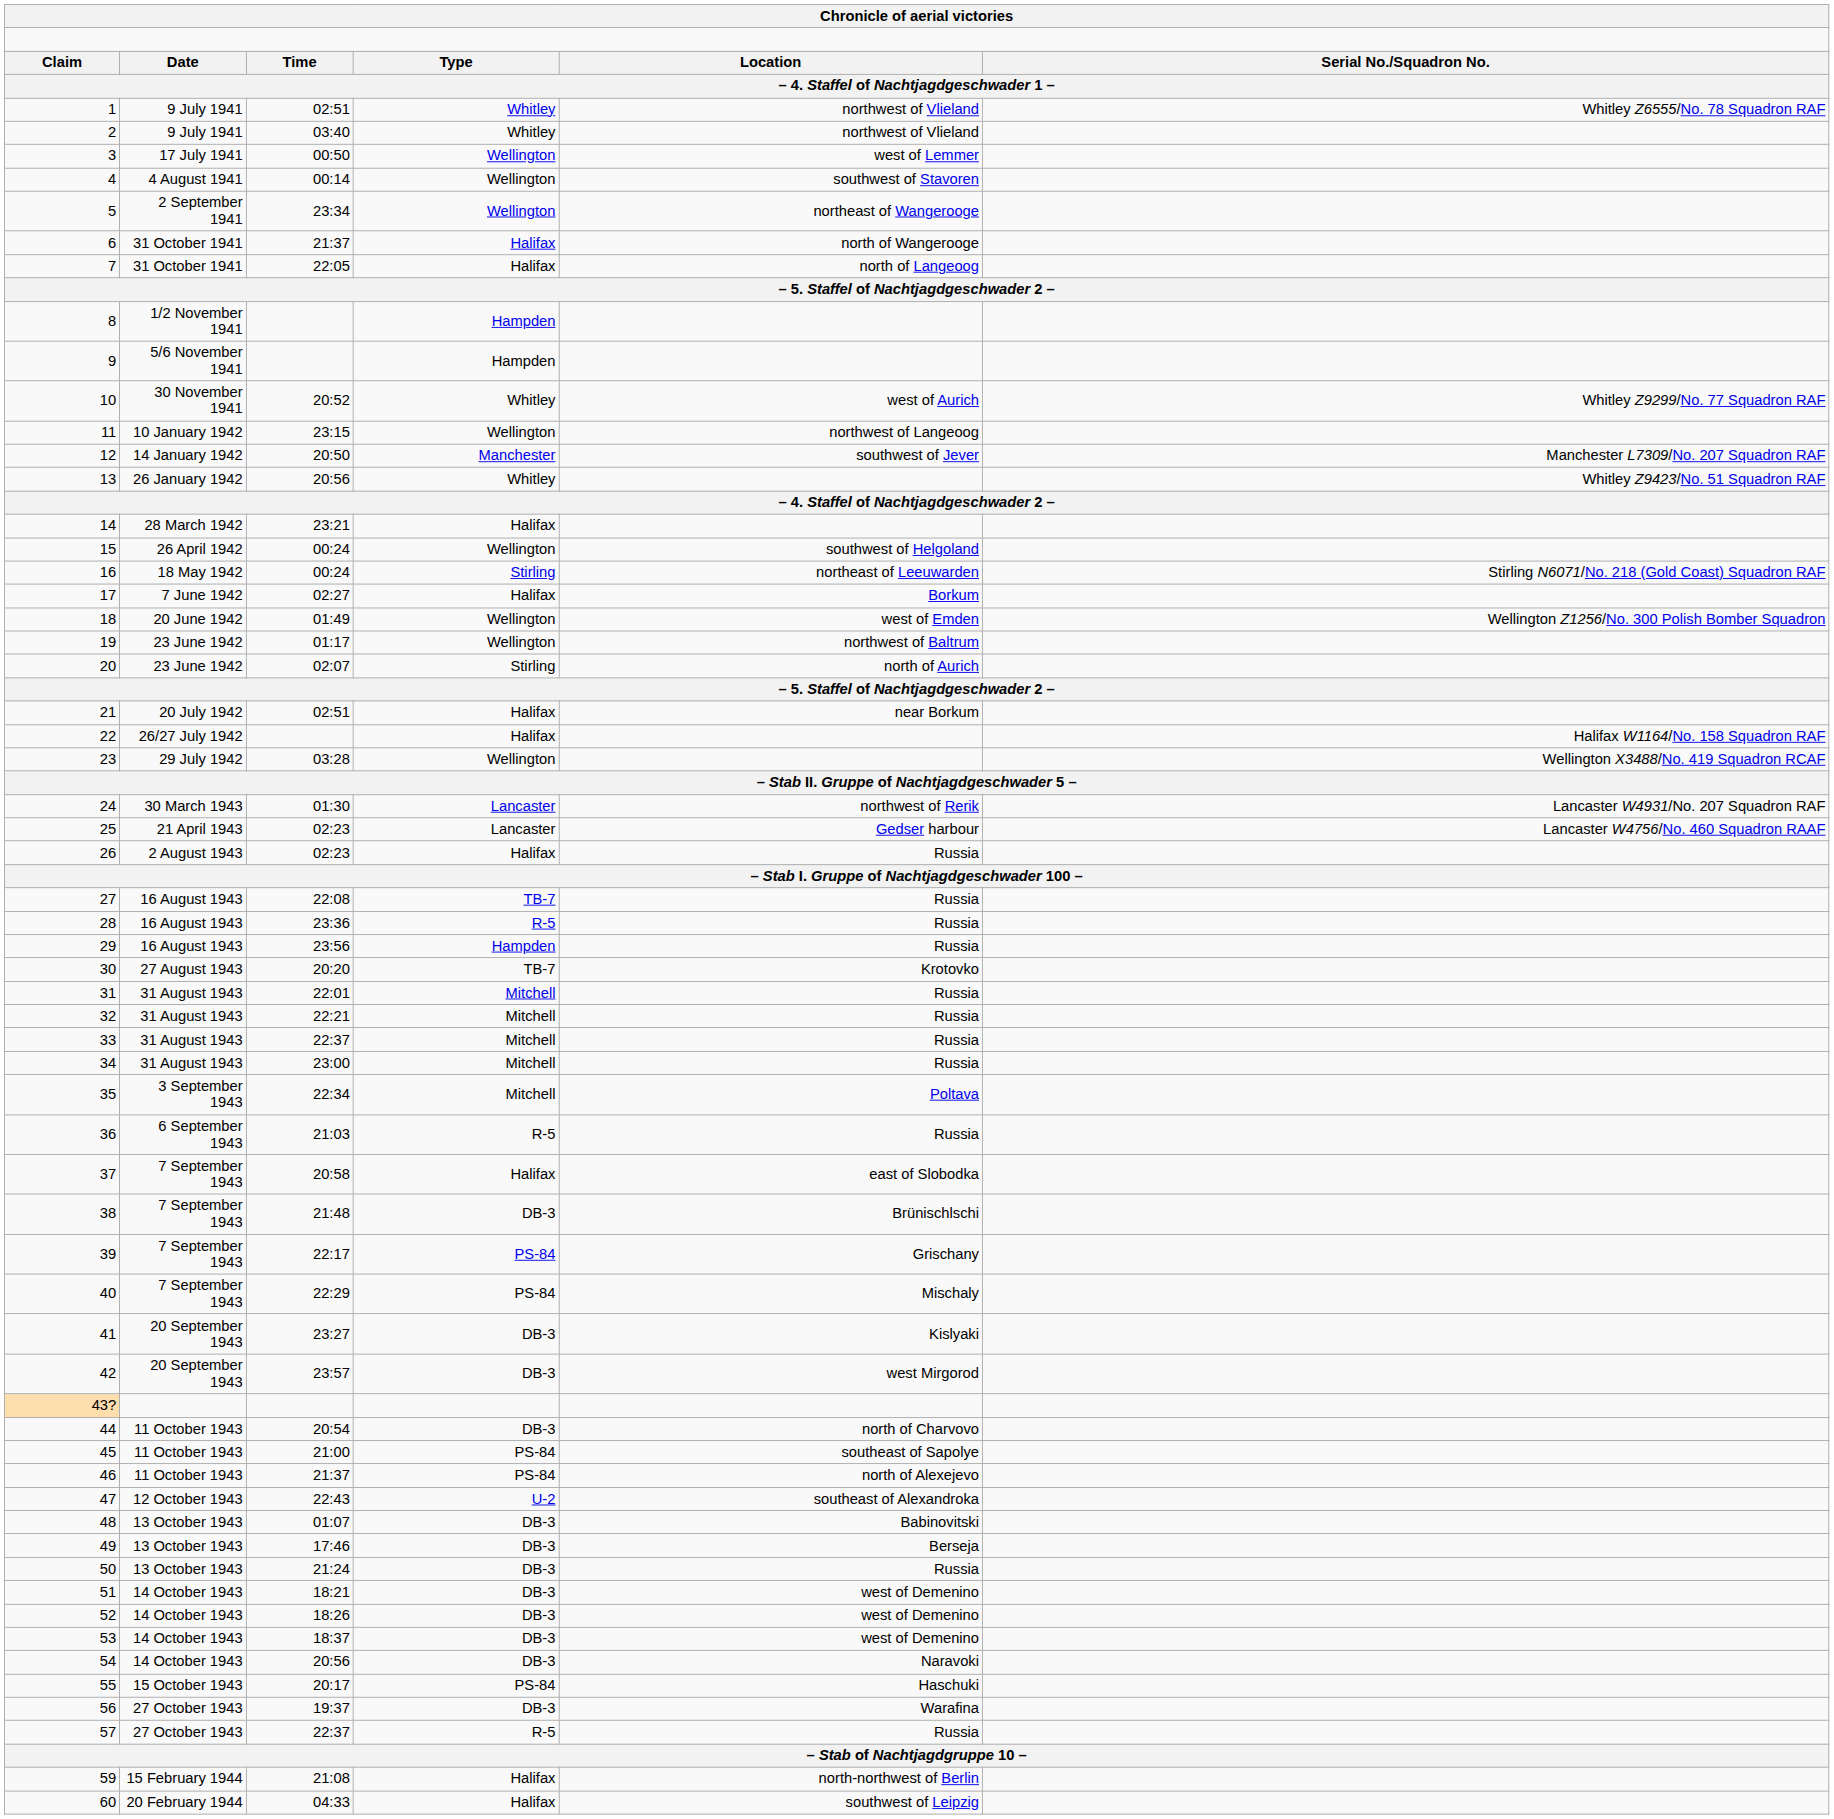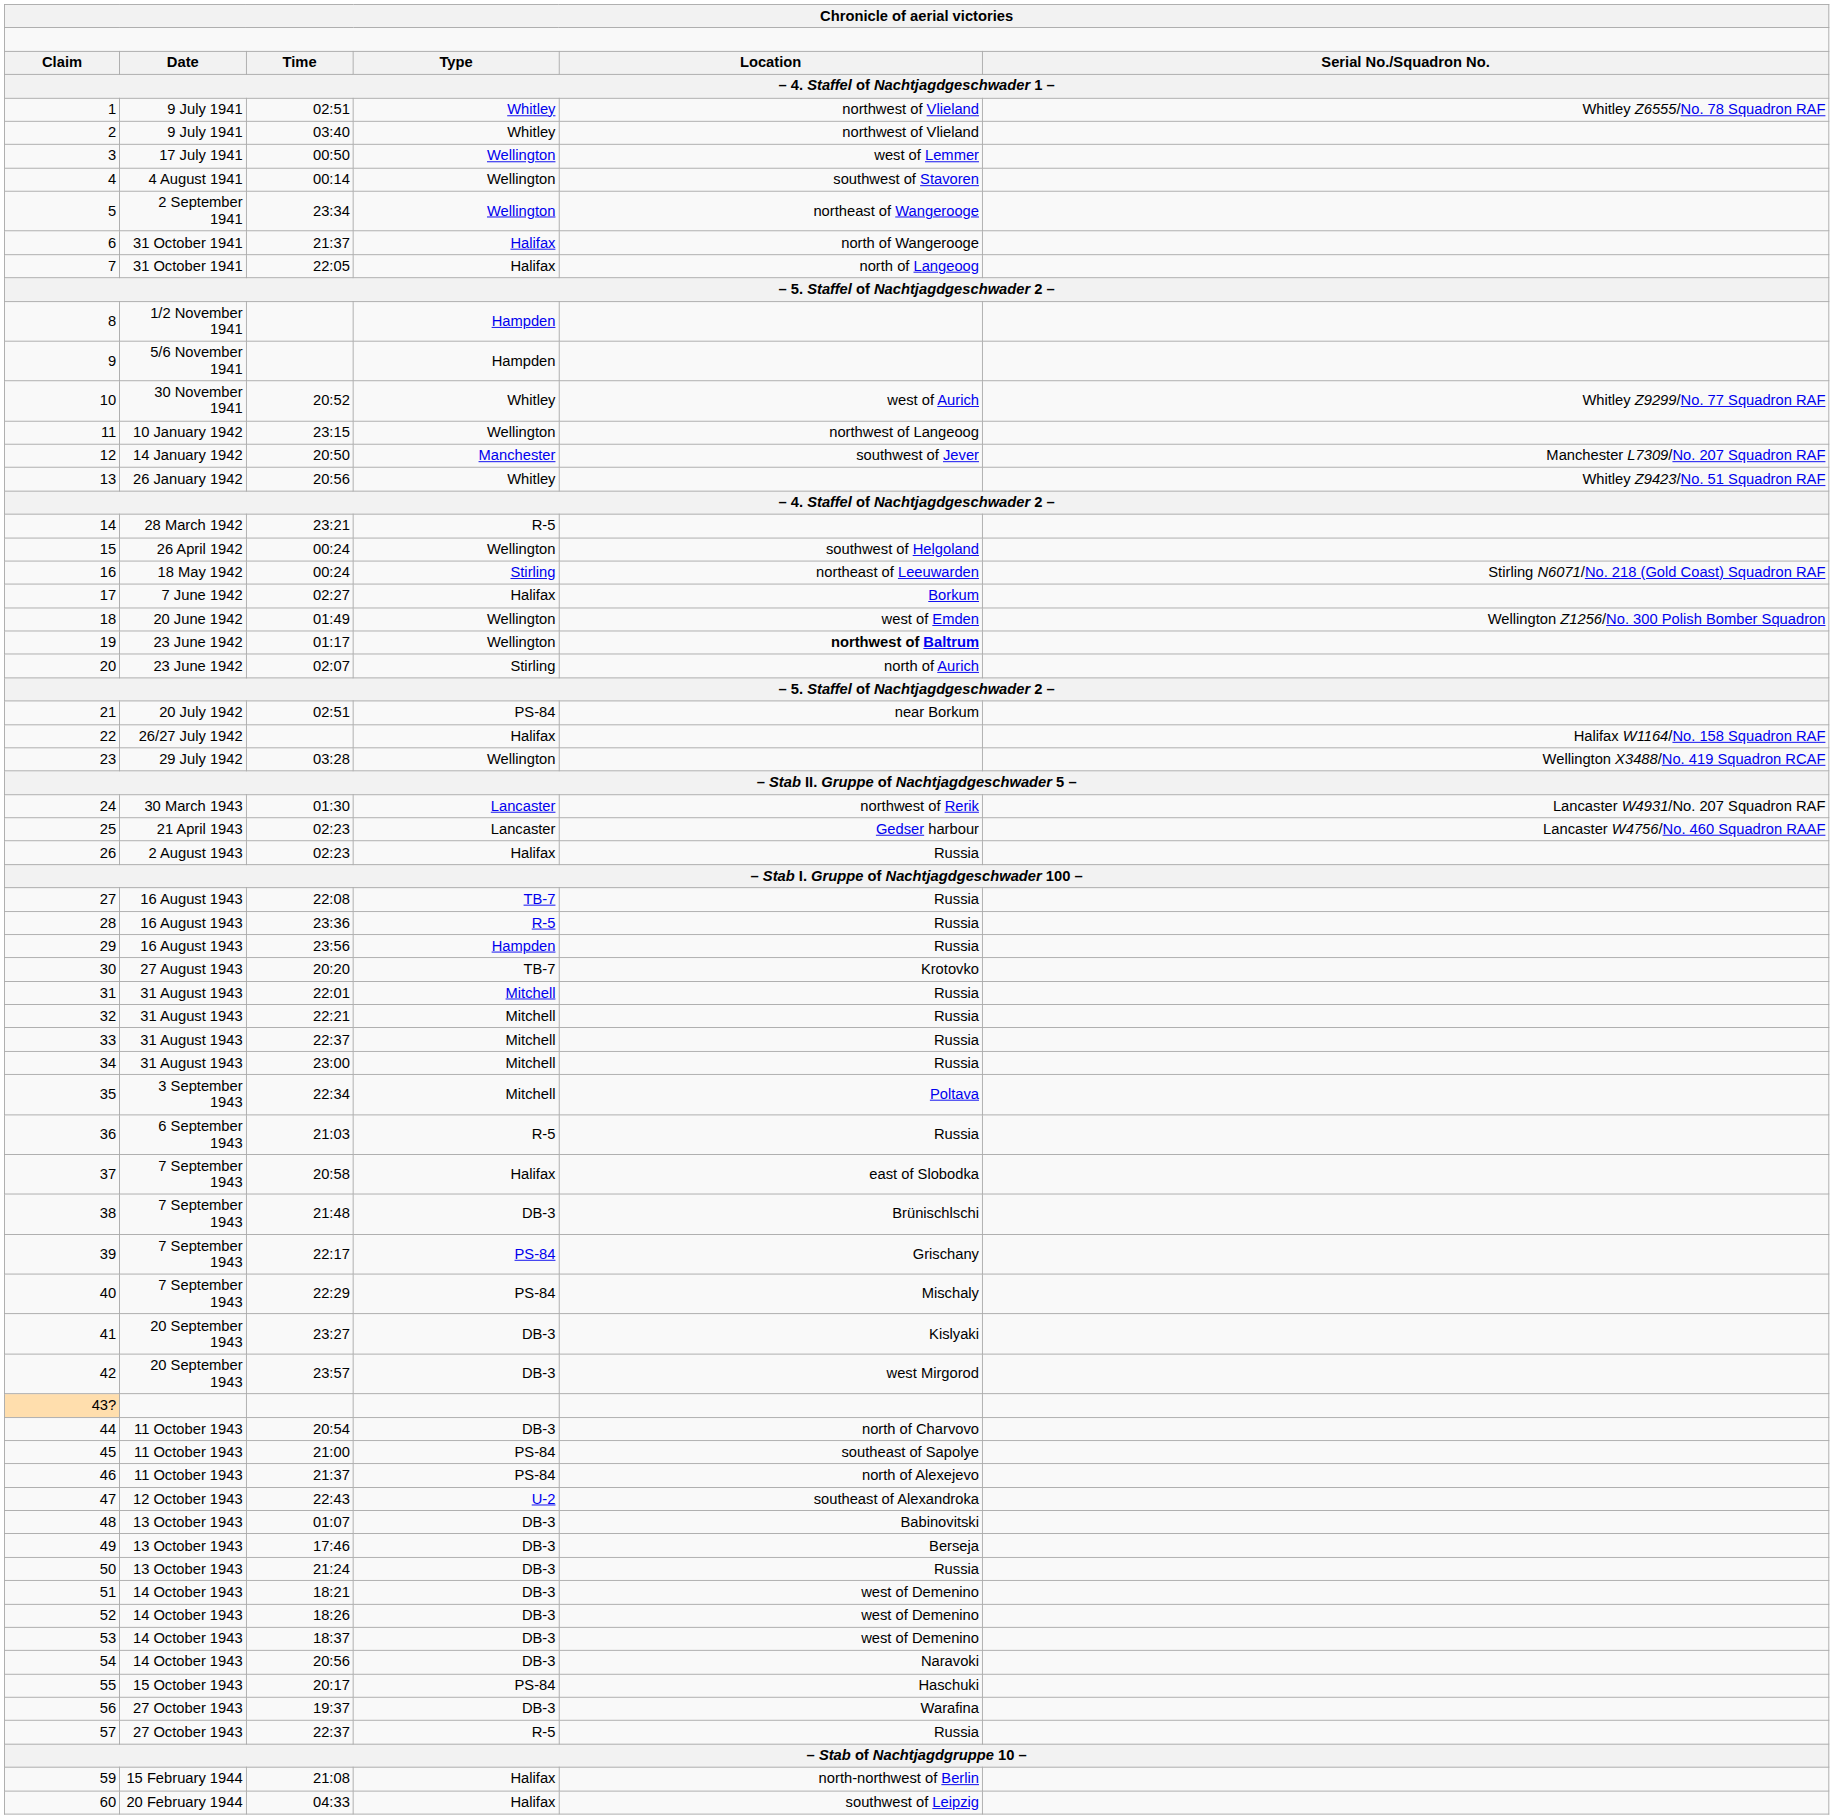(533, 525) Halifax -> (544, 525) R-5
(911, 642) normal -> (905, 642) bold
(533, 712) Halifax -> (535, 712) PS-84
